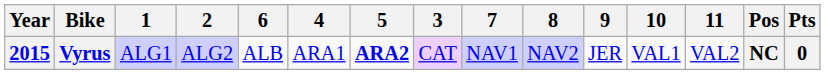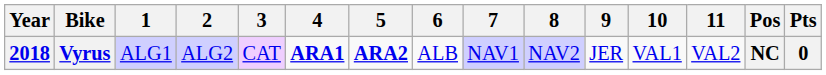columns swapped: (438, 20) <-> (263, 20)
(30, 52) 2015 -> (30, 52) 2018
(319, 52) normal -> (317, 52) bold
